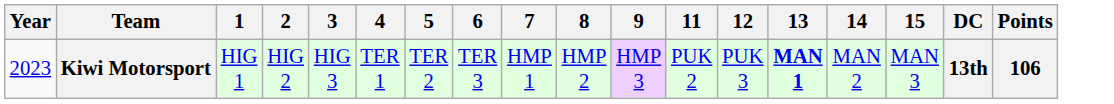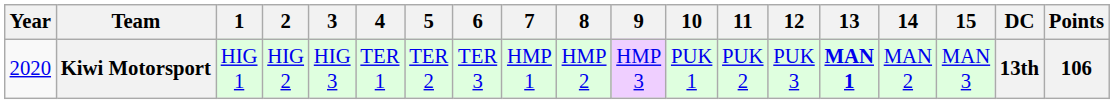+ column: (692, 21)
(30, 68) 2023 -> (30, 68) 2020
